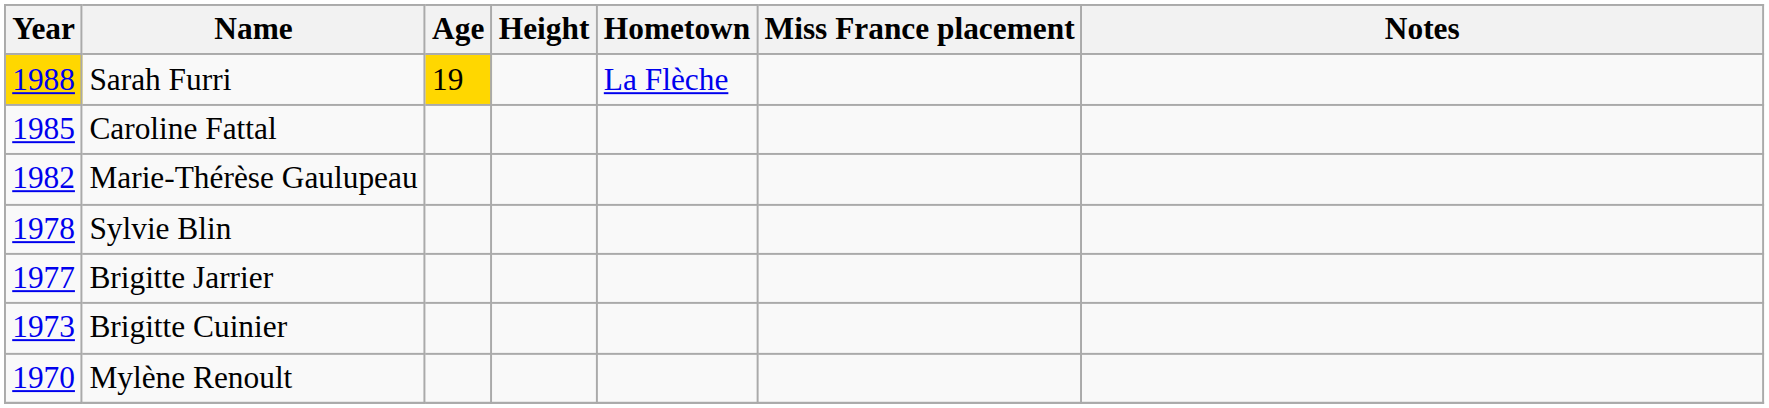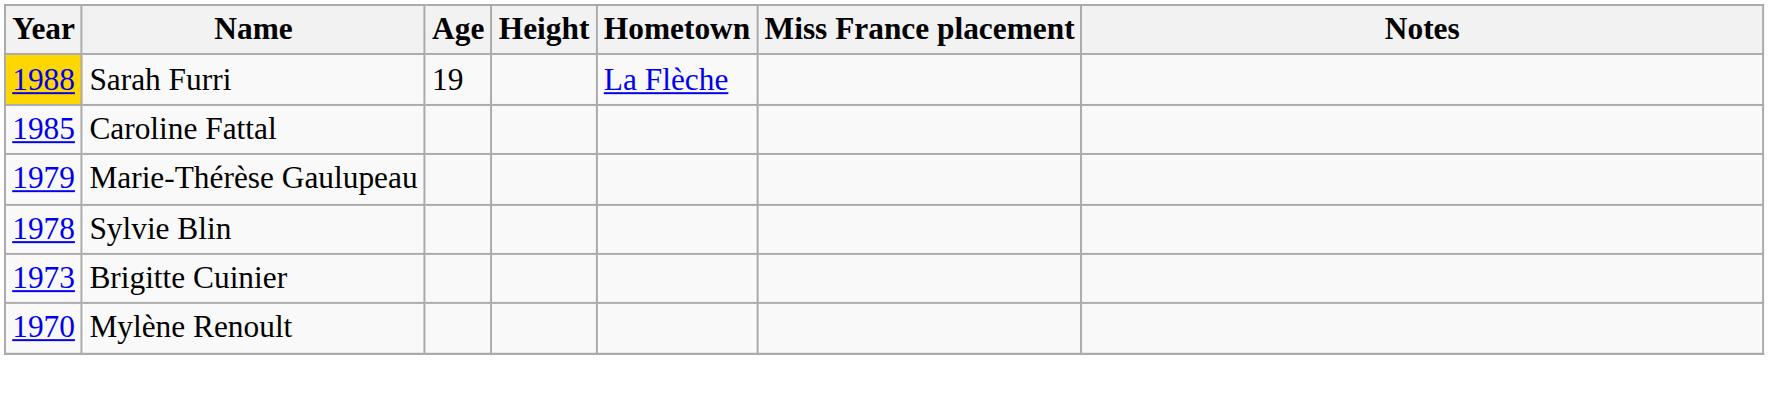(448, 79) gold background -> (448, 79) no background
(44, 178) 1982 -> (44, 178) 1979
- row: (181, 278)
